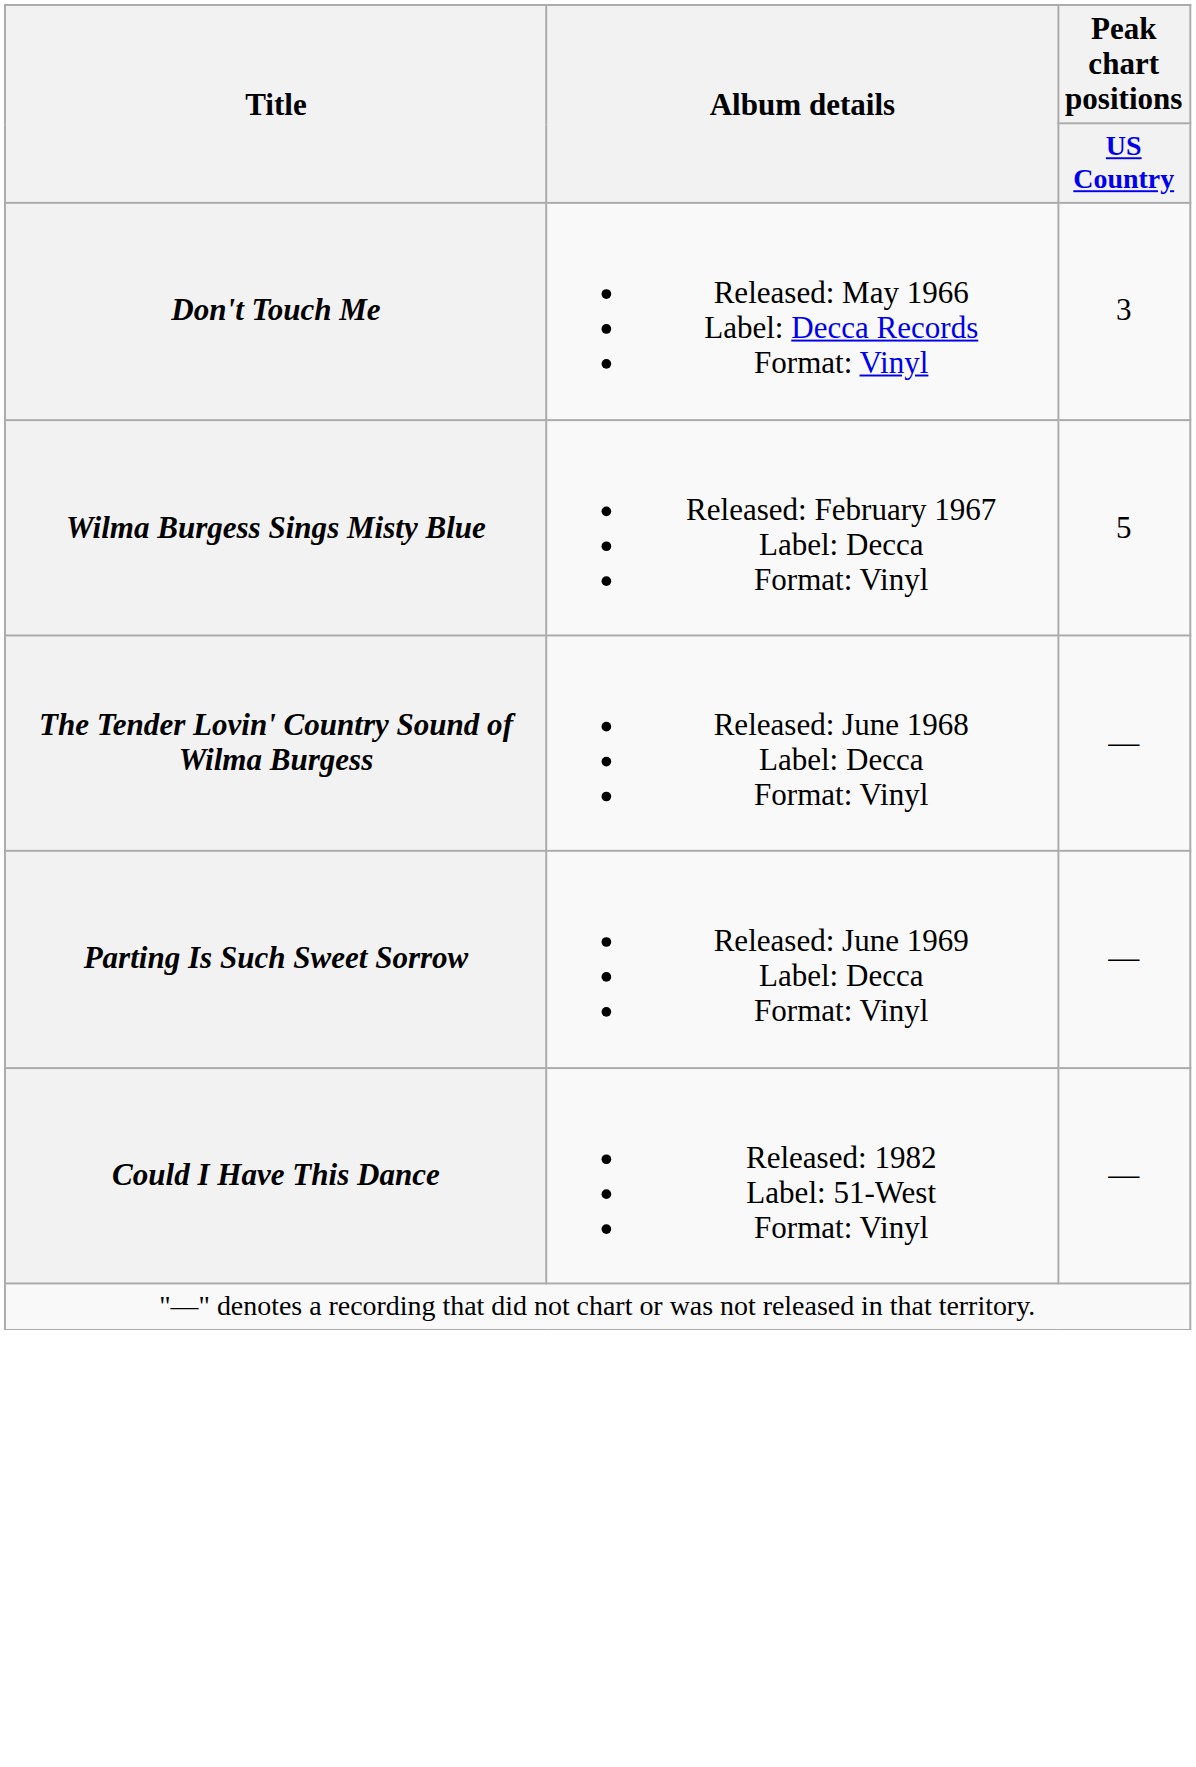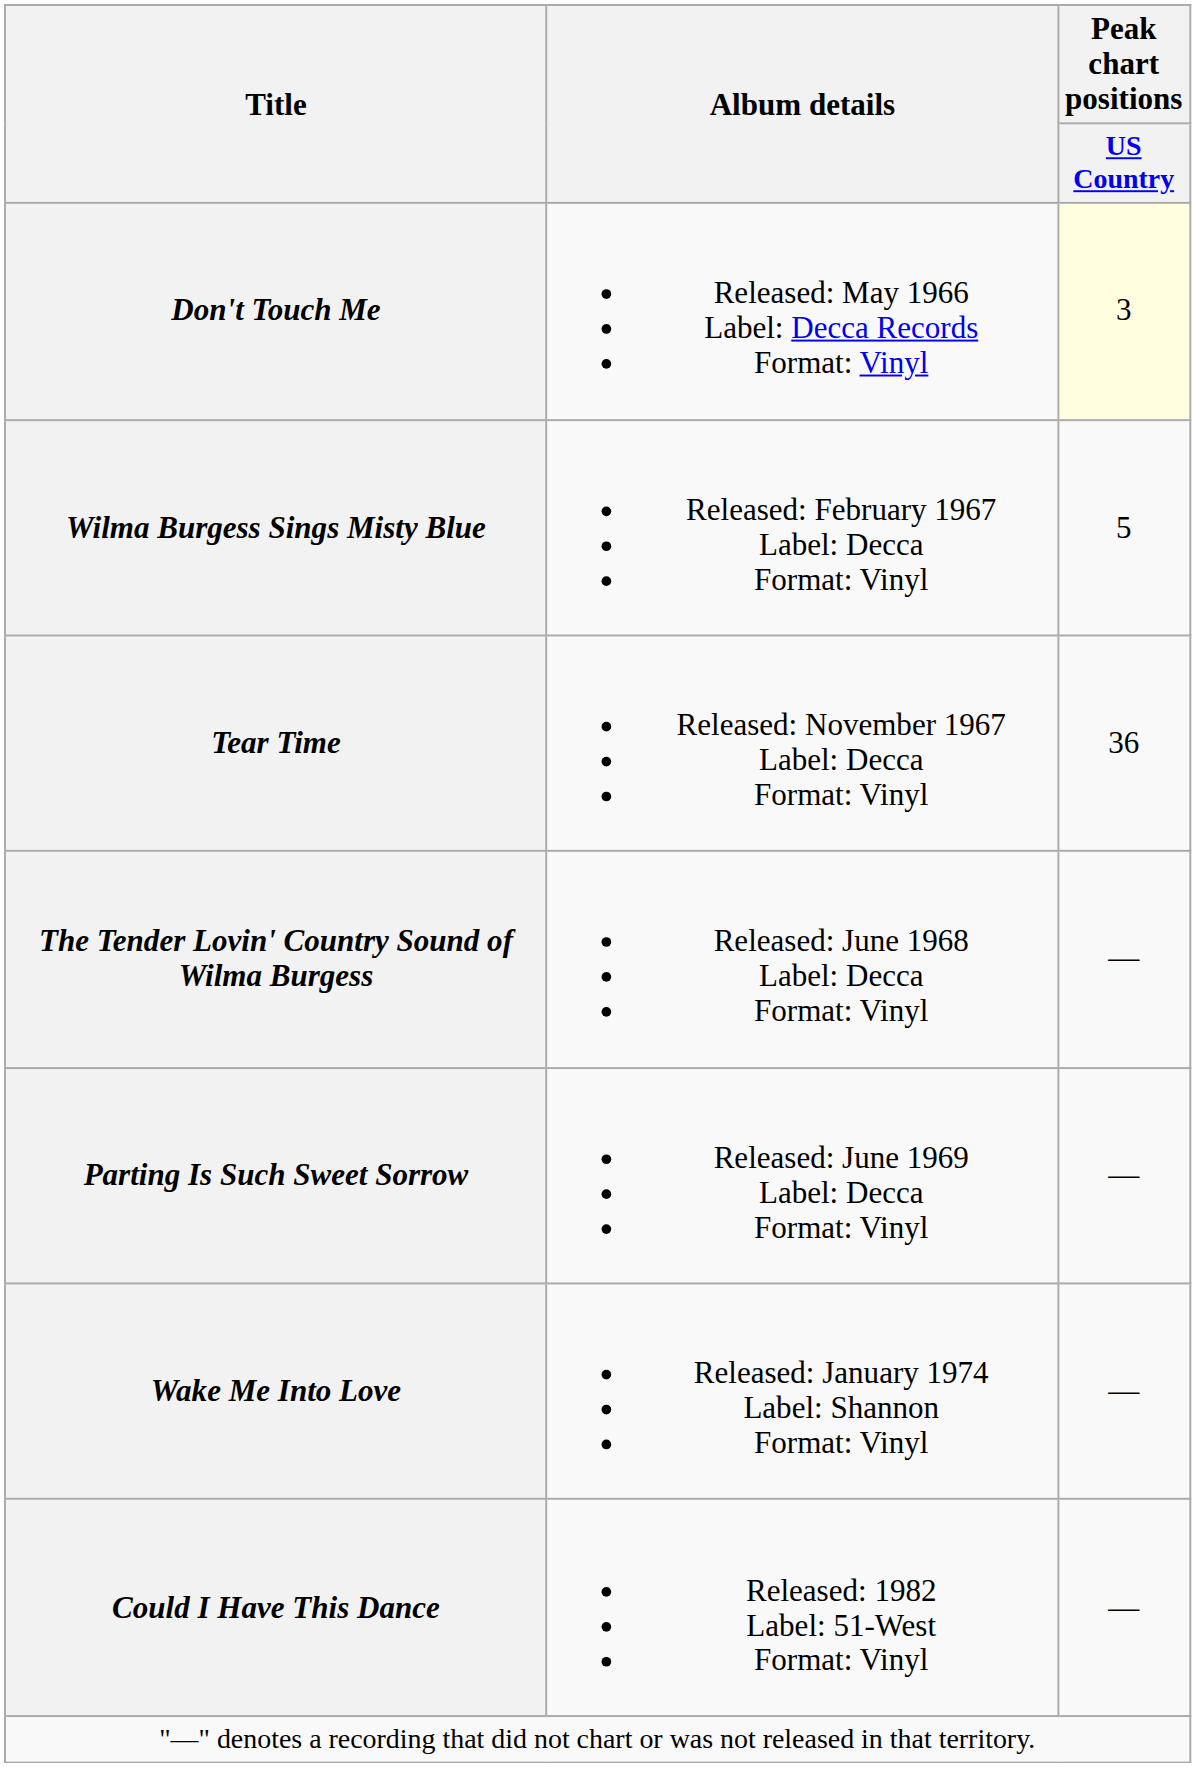(1124, 310) no background -> (1124, 310) lightyellow background
+ row: (276, 742)
+ row: (276, 1390)
